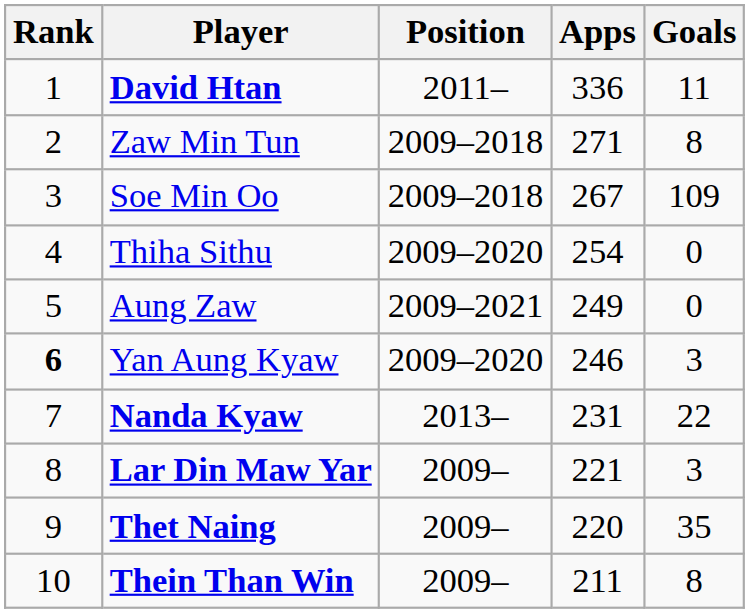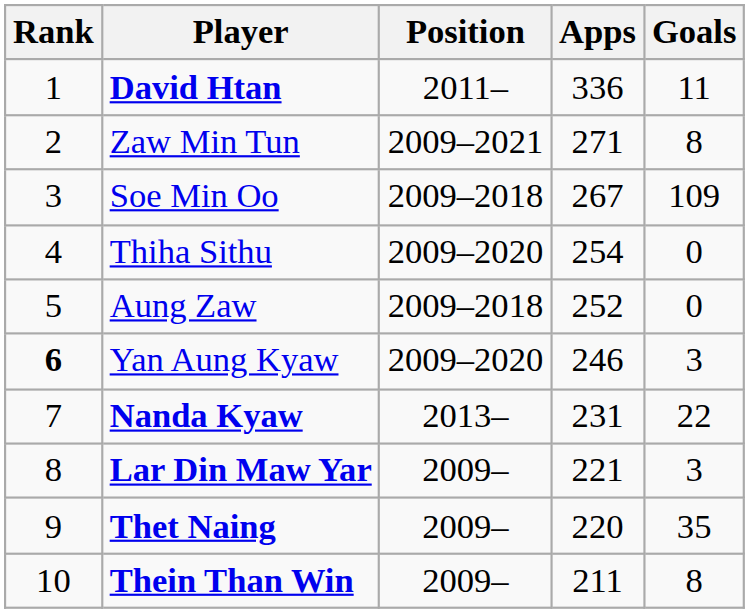(465, 141) 2009–2018 -> (465, 141) 2009–2021
(465, 305) 2009–2021 -> (465, 305) 2009–2018
(598, 305) 249 -> (598, 305) 252
